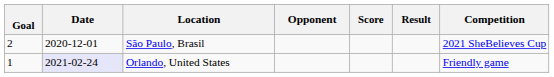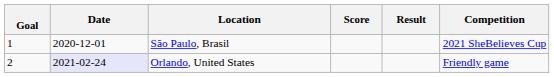- column: (312, 20)
(10, 44) 2 -> (10, 44) 1
(10, 63) 1 -> (10, 63) 2
